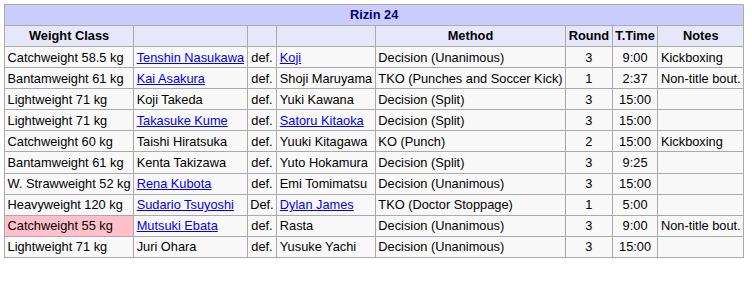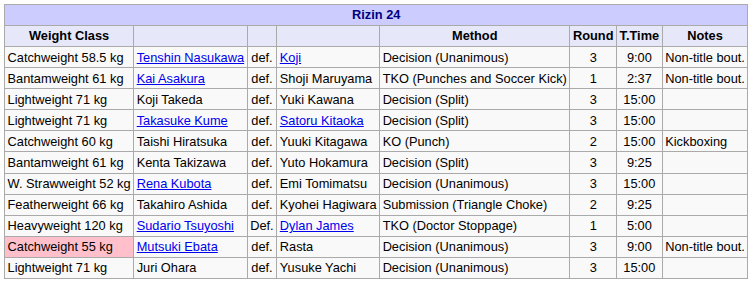(692, 57) Kickboxing -> (705, 57) Non-title bout.
+ row: (182, 205)
